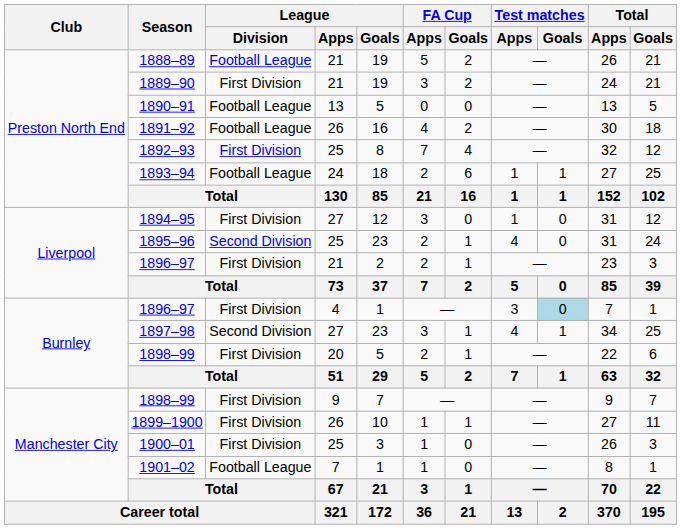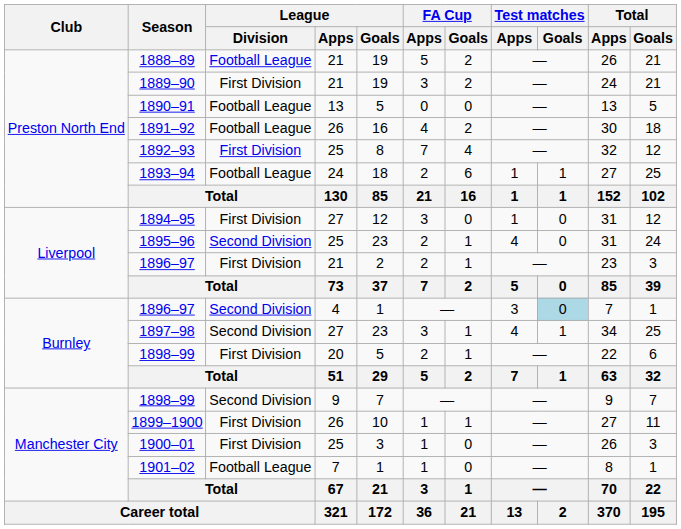(260, 309) First Division -> (260, 309) Second Division
(260, 399) First Division -> (260, 399) Second Division
